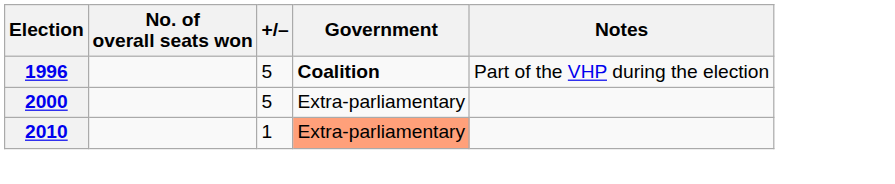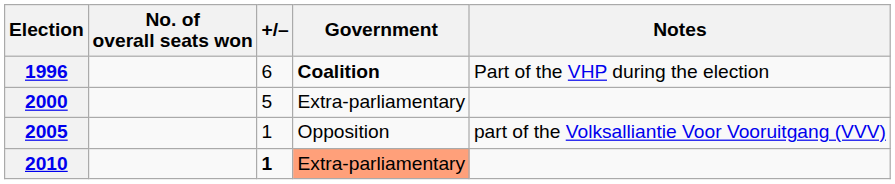(267, 71) 5 -> (267, 71) 6
+ row: (46, 132)
(267, 132) normal -> (267, 163) bold
